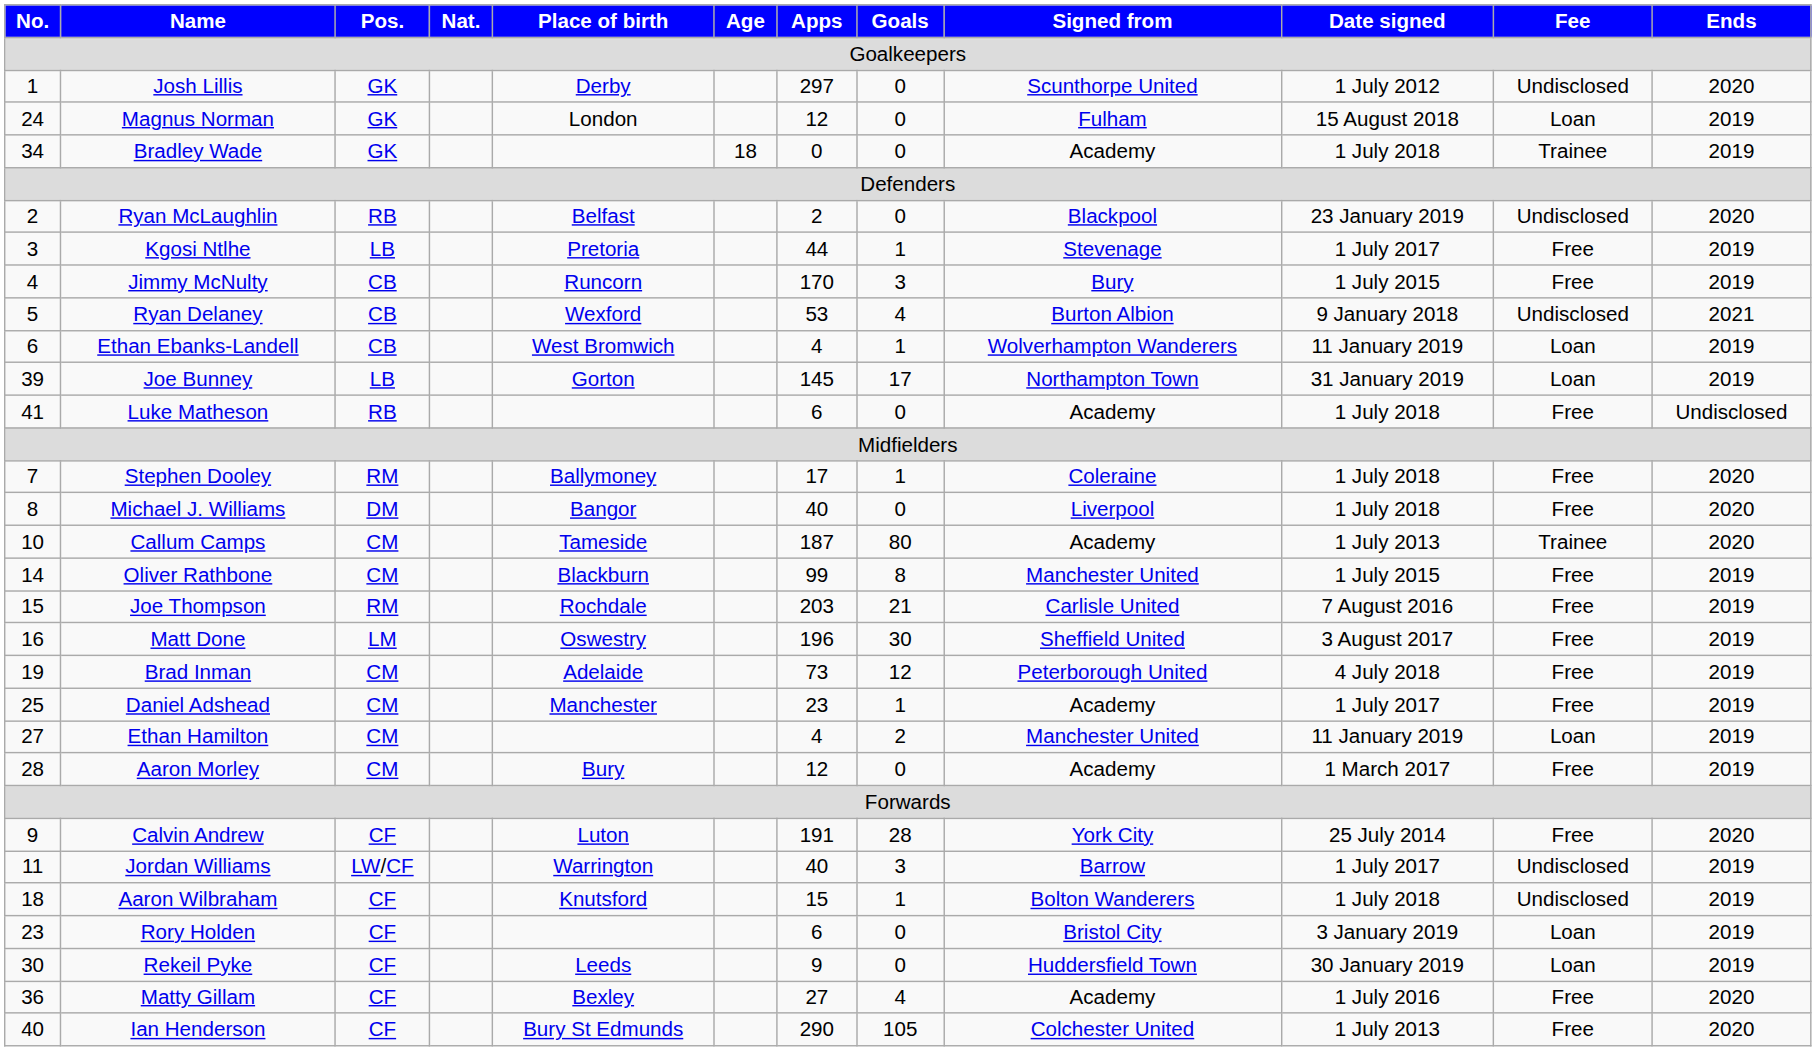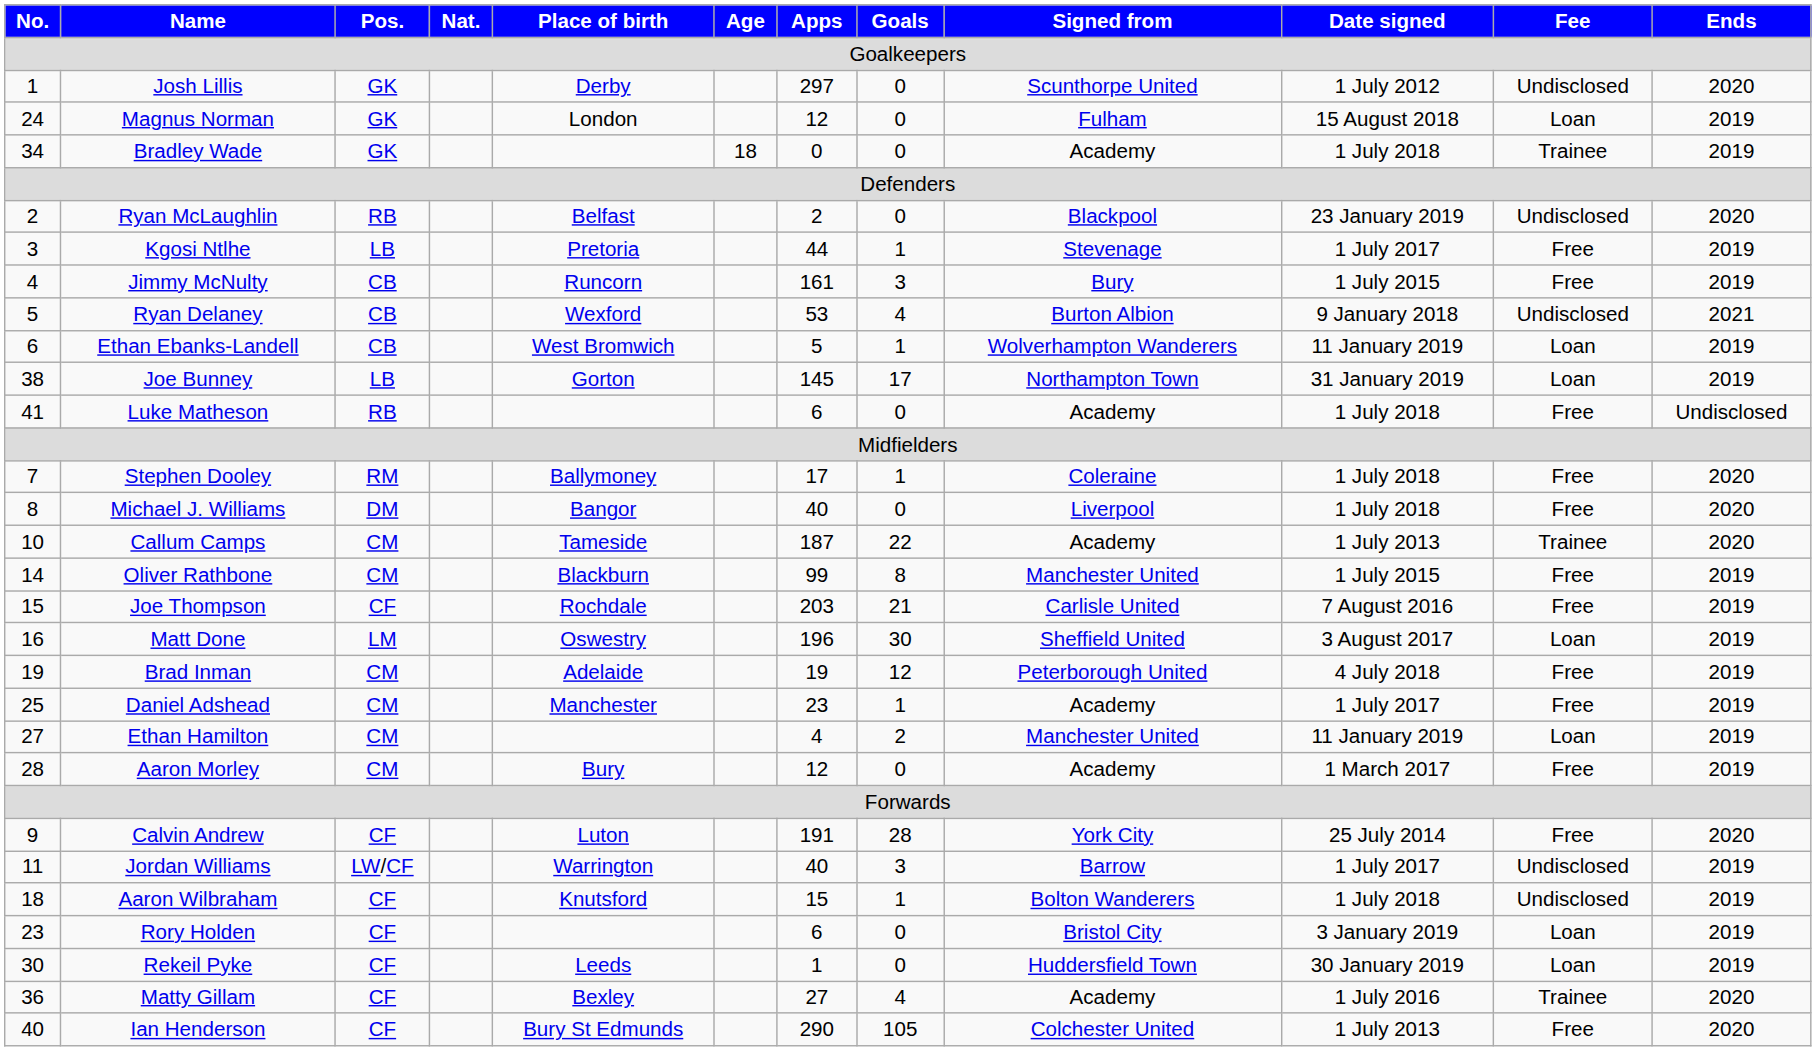(817, 282) 170 -> (817, 282) 161
(817, 347) 4 -> (817, 347) 5
(33, 379) 39 -> (33, 379) 38
(900, 542) 80 -> (900, 542) 22
(382, 607) RM -> (382, 607) CF
(1573, 639) Free -> (1573, 639) Loan
(817, 672) 73 -> (817, 672) 19
(817, 965) 9 -> (817, 965) 1
(1573, 997) Free -> (1573, 997) Trainee
